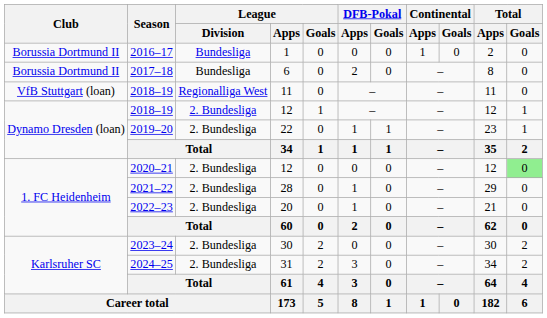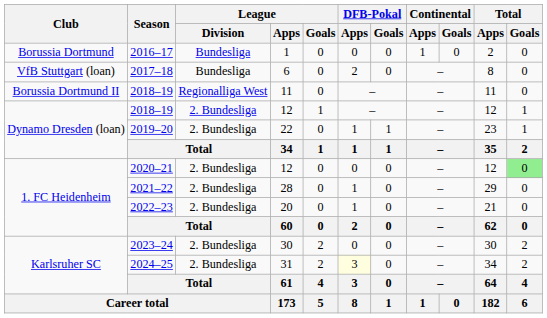(66, 52) Borussia Dortmund II -> (66, 52) Borussia Dortmund
(66, 71) Borussia Dortmund II -> (66, 71) VfB Stuttgart (loan)
(66, 91) VfB Stuttgart (loan) -> (66, 91) Borussia Dortmund II
(355, 264) no background -> (355, 264) lightyellow background
